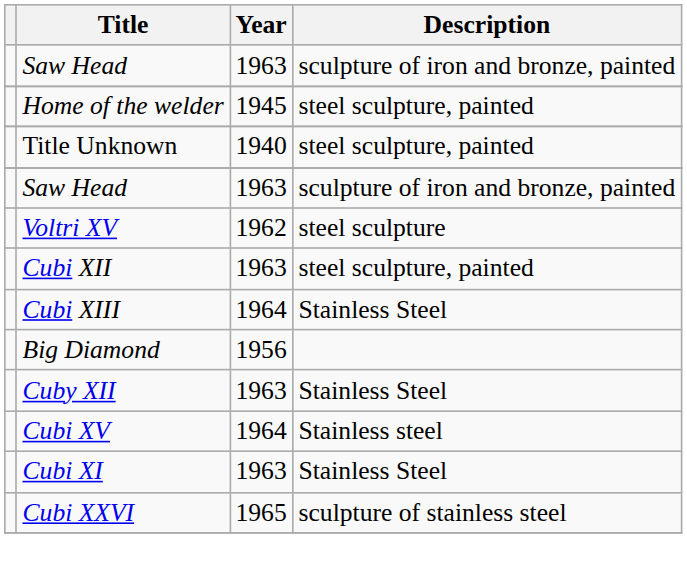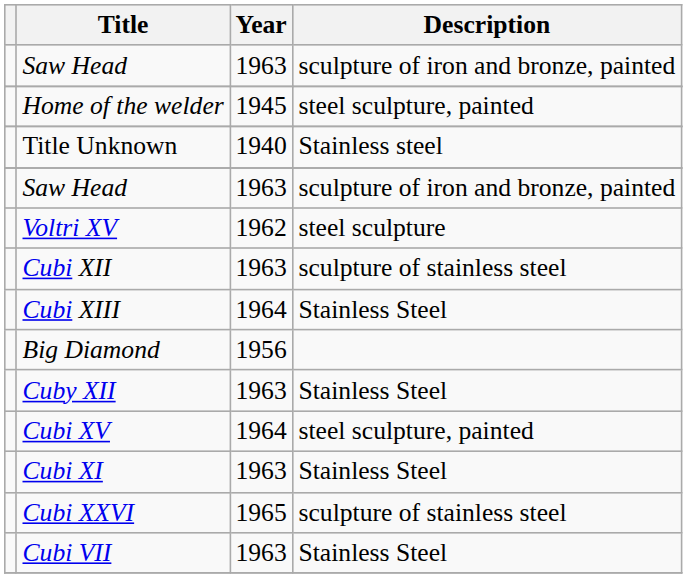(416, 146) steel sculpture, painted -> (371, 146) Stainless steel
(416, 268) steel sculpture, painted -> (433, 268) sculpture of stainless steel
(371, 430) Stainless steel -> (416, 430) steel sculpture, painted
+ row: (67, 552)
